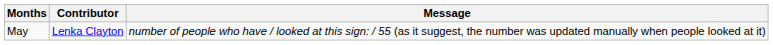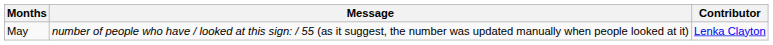columns swapped: (88, 13) <-> (447, 13)
